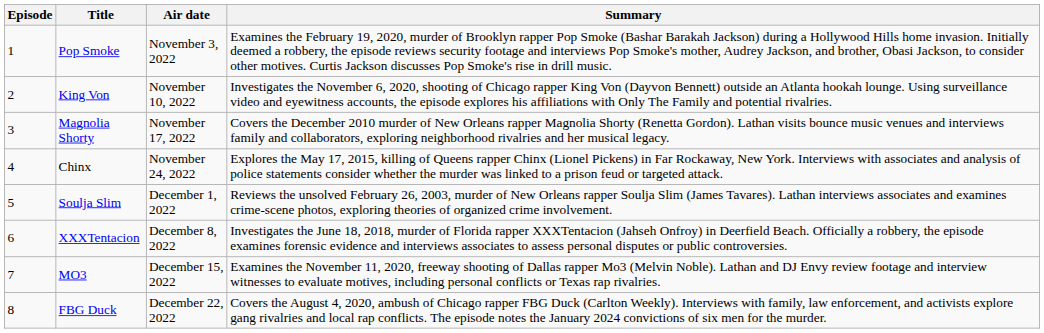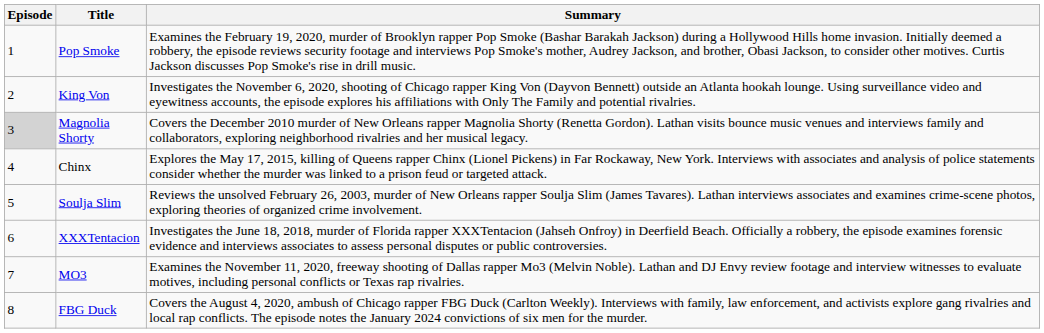- column: (187, 15)
(11, 130) no background -> (11, 130) lightgrey background
